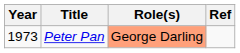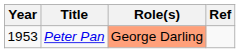(23, 36) 1973 -> (23, 36) 1953
